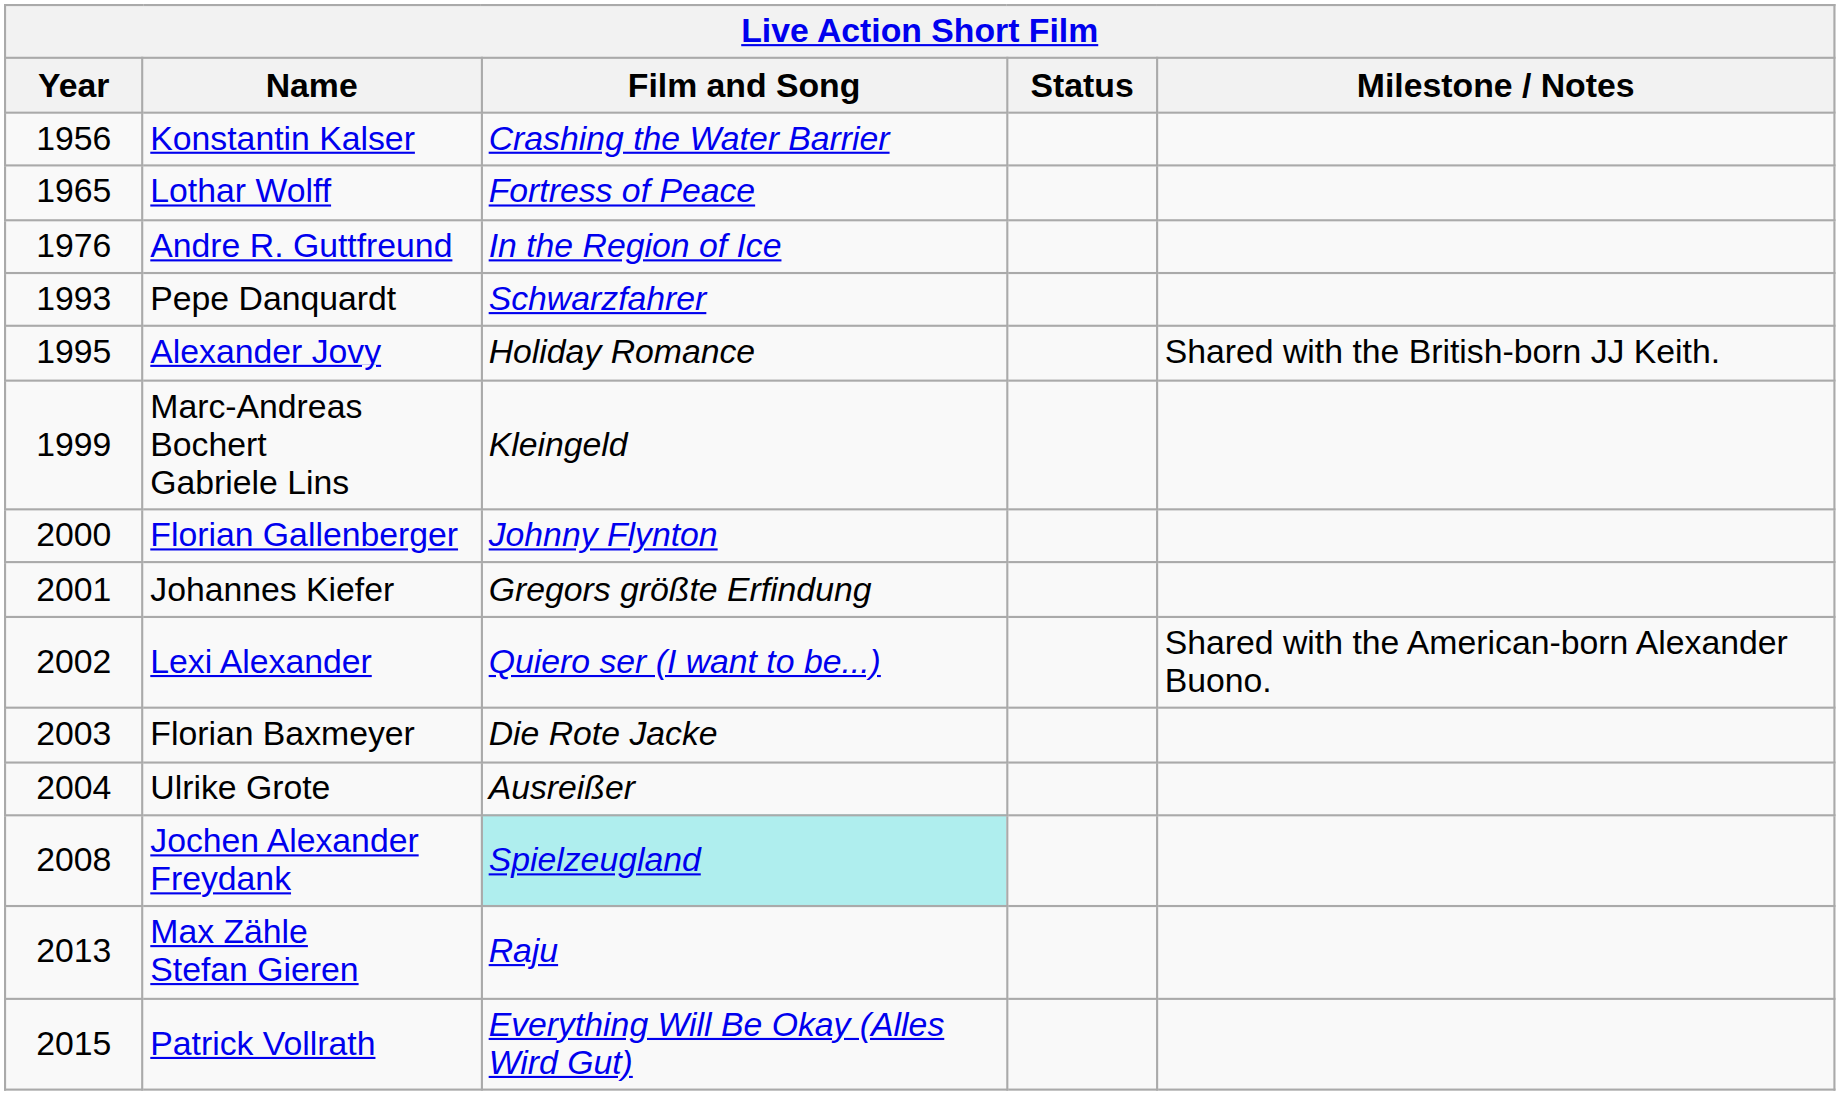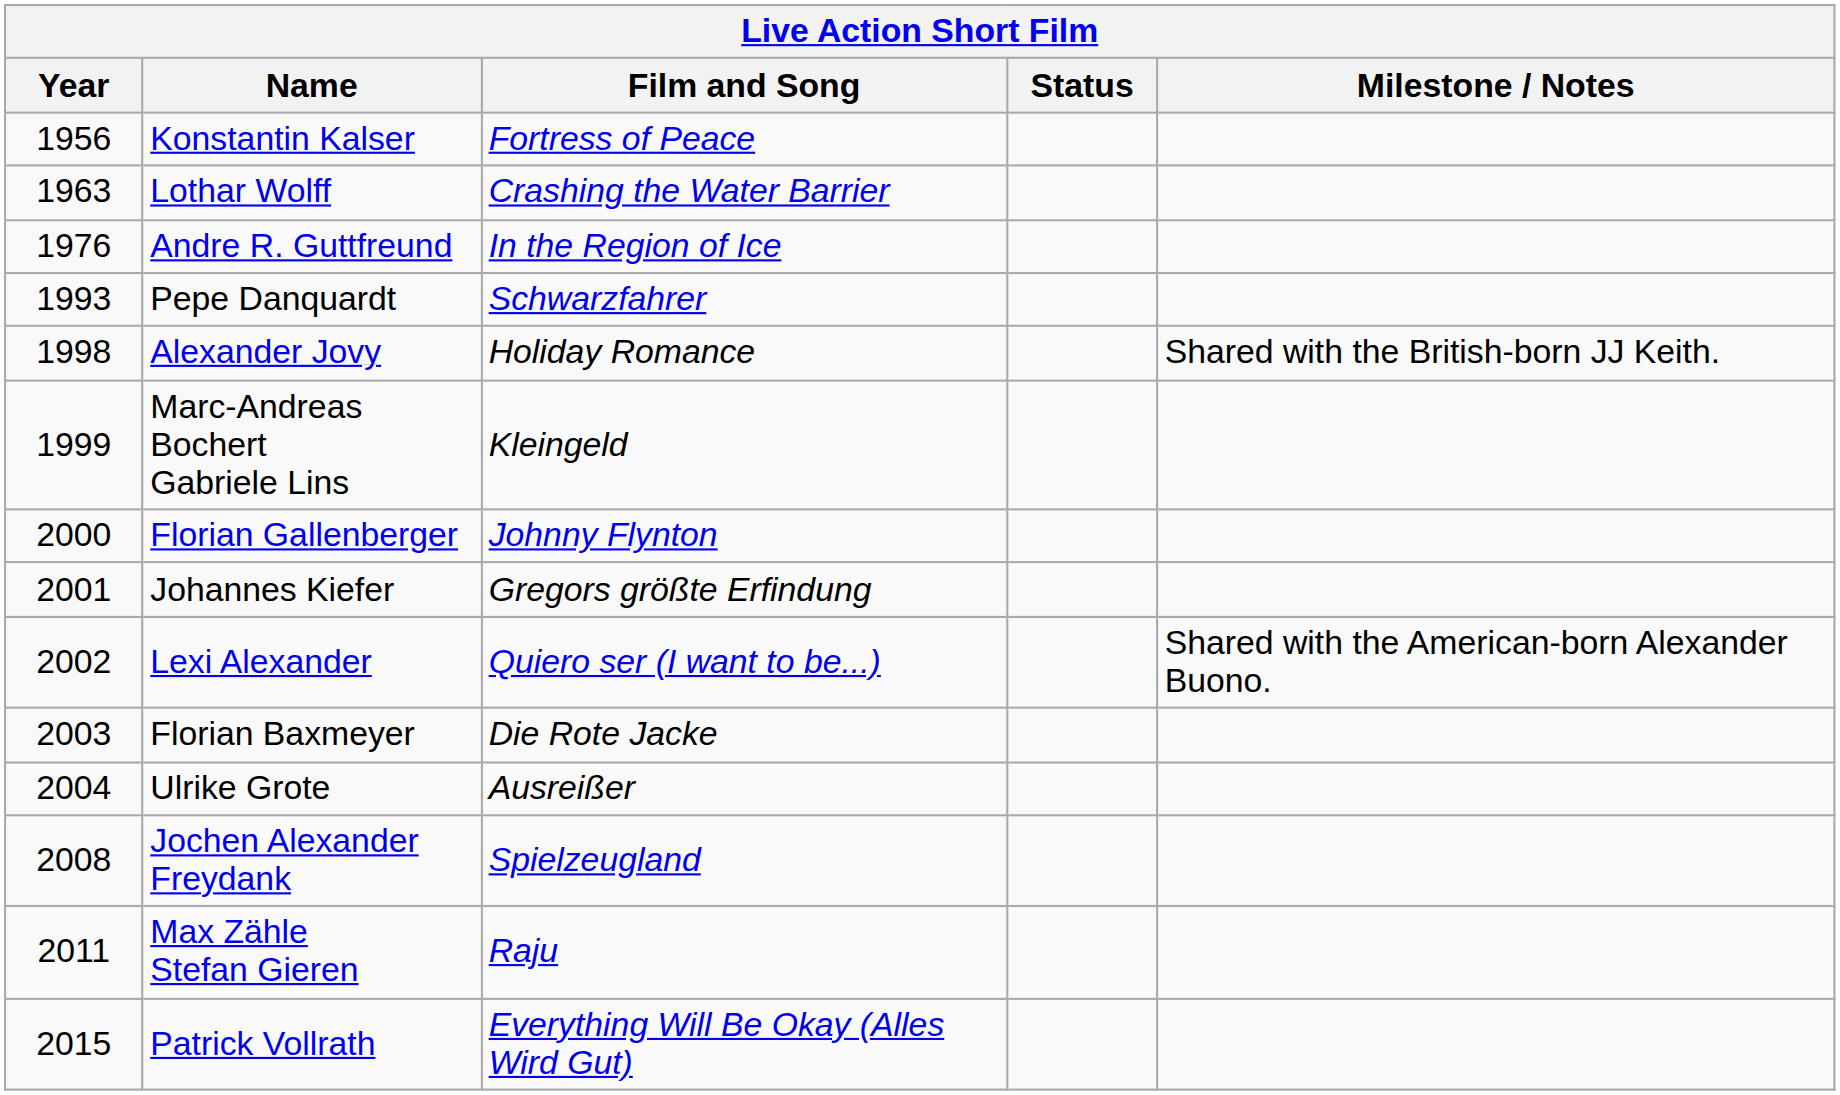(689, 138) Crashing the Water Barrier -> (622, 138) Fortress of Peace
(74, 191) 1965 -> (74, 191) 1963
(622, 191) Fortress of Peace -> (689, 191) Crashing the Water Barrier
(74, 352) 1995 -> (74, 352) 1998
(595, 860) paleturquoise background -> (595, 860) no background
(74, 951) 2013 -> (74, 951) 2011
